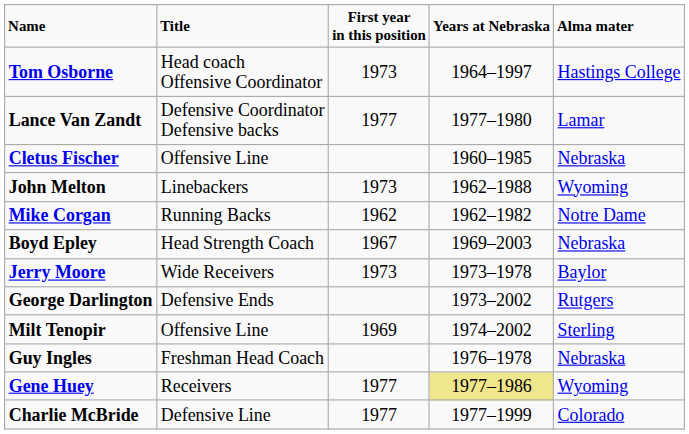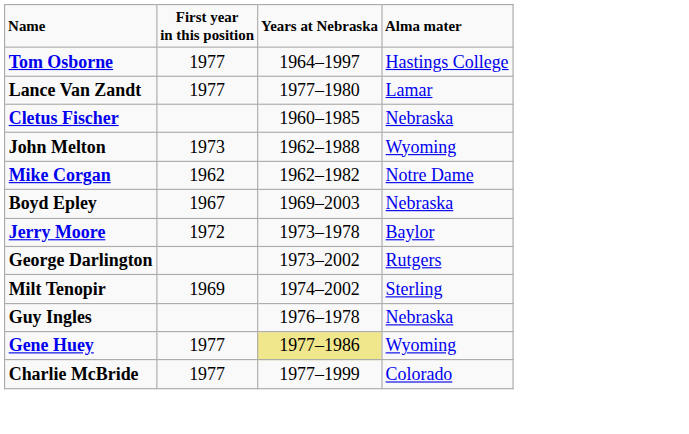- column: (175, 25)
(379, 71) 1973 -> (207, 61) 1977
(379, 272) 1973 -> (207, 232) 1972
